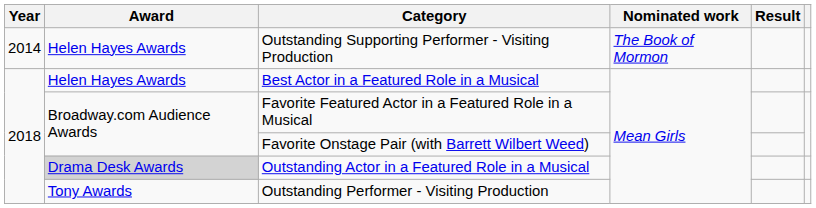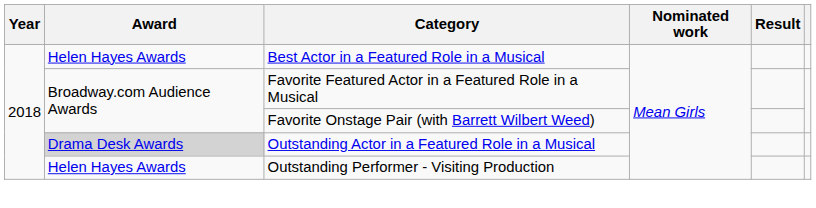- row: (406, 48)
(90, 191) Tony Awards -> (117, 167) Helen Hayes Awards
